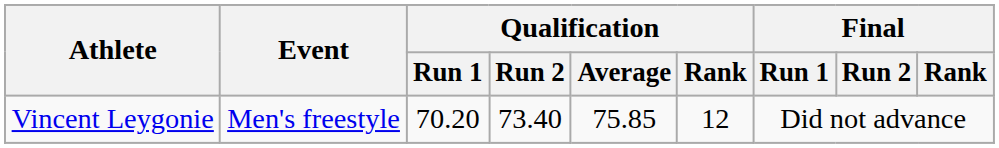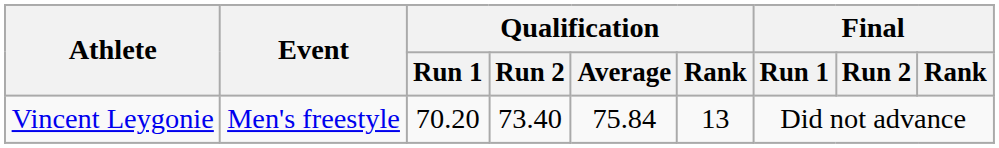(624, 119) 75.85 -> (624, 119) 75.84
(715, 119) 12 -> (715, 119) 13
